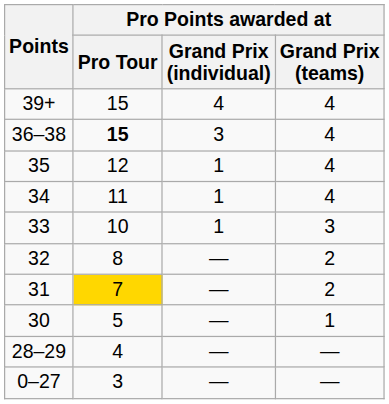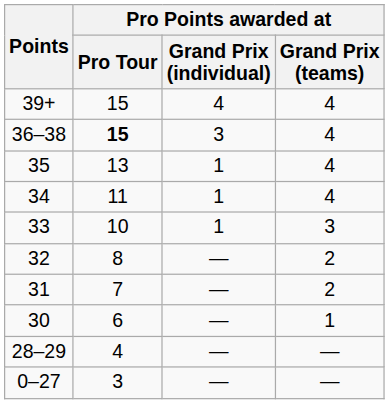(118, 165) 12 -> (118, 165) 13
(118, 289) gold background -> (118, 289) no background
(118, 320) 5 -> (118, 320) 6
